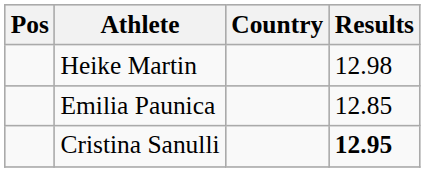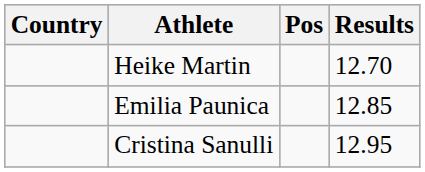columns swapped: (30, 24) <-> (277, 24)
(363, 65) 12.98 -> (363, 65) 12.70
(363, 145) bold -> (363, 145) normal
